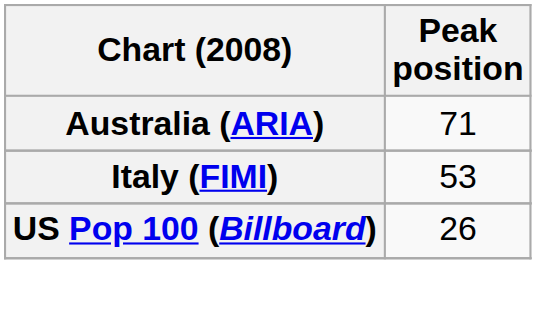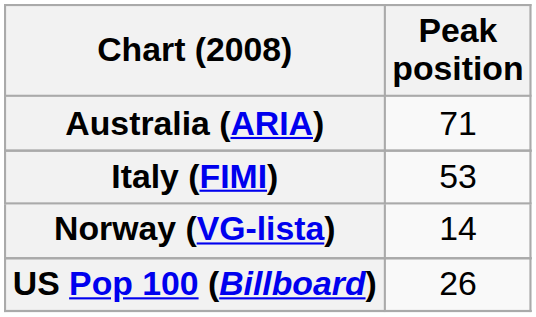+ row: (195, 229)
